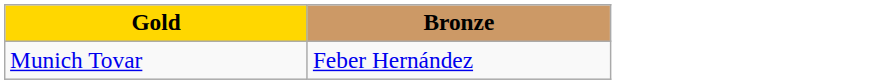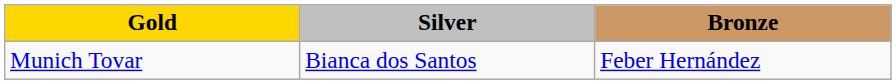+ column: (447, 23)
